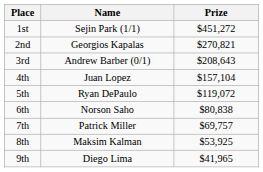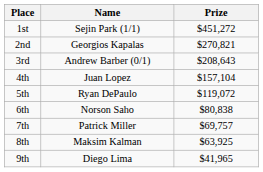(216, 142) $53,925 -> (216, 142) $63,925
